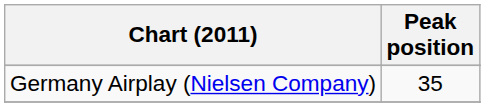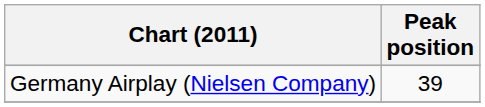(430, 83) 35 -> (430, 83) 39
